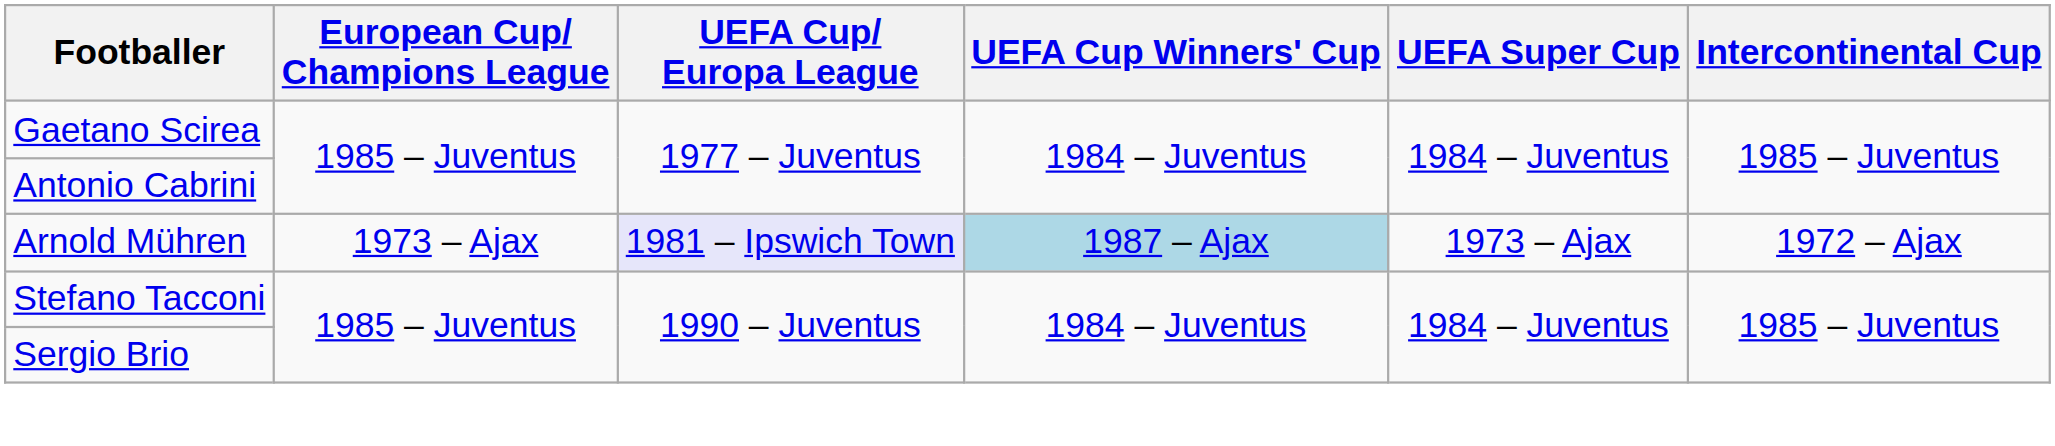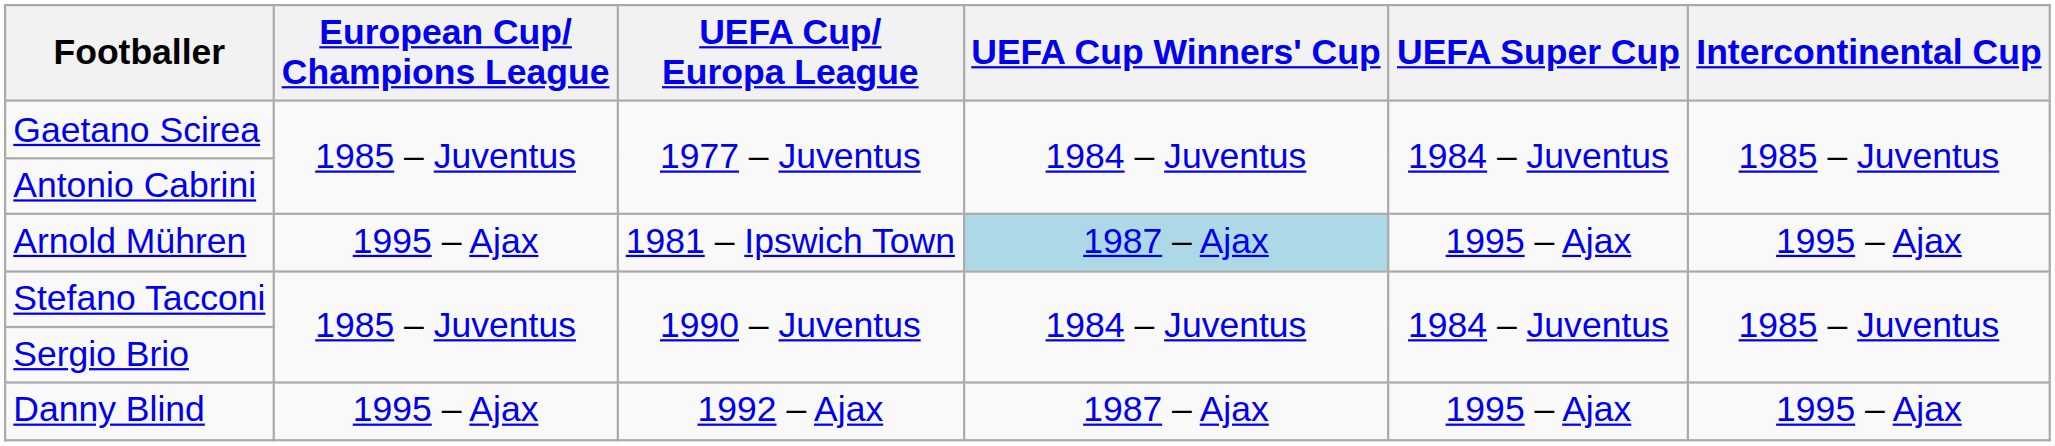(446, 241) 1973 – Ajax -> (446, 241) 1995 – Ajax
(790, 241) lavender background -> (790, 241) no background
(1538, 241) 1973 – Ajax -> (1538, 241) 1995 – Ajax
(1869, 241) 1972 – Ajax -> (1869, 241) 1995 – Ajax
+ row: (109, 410)
